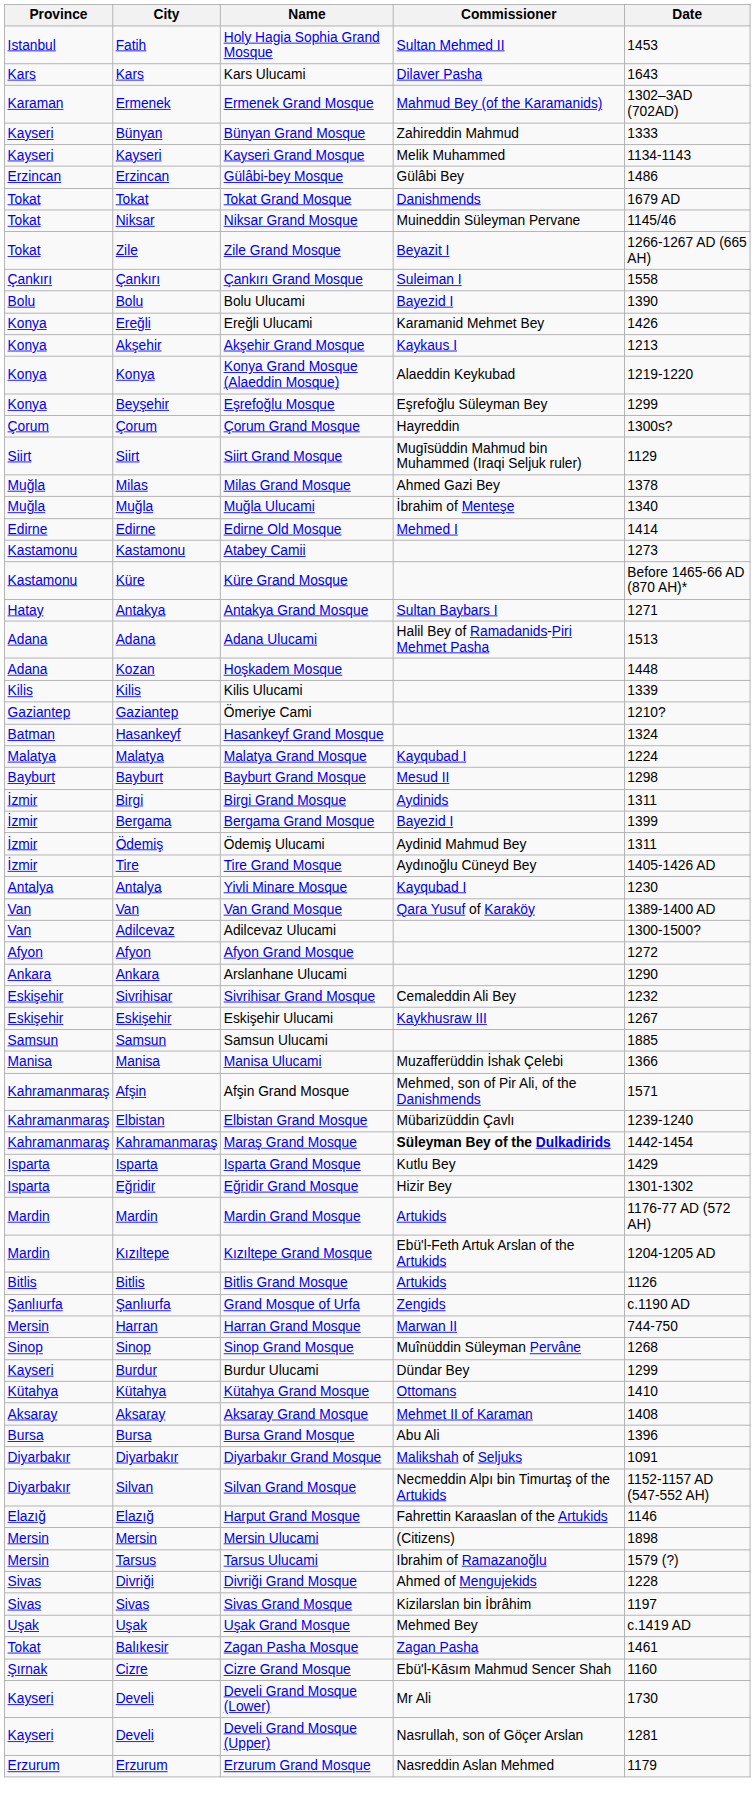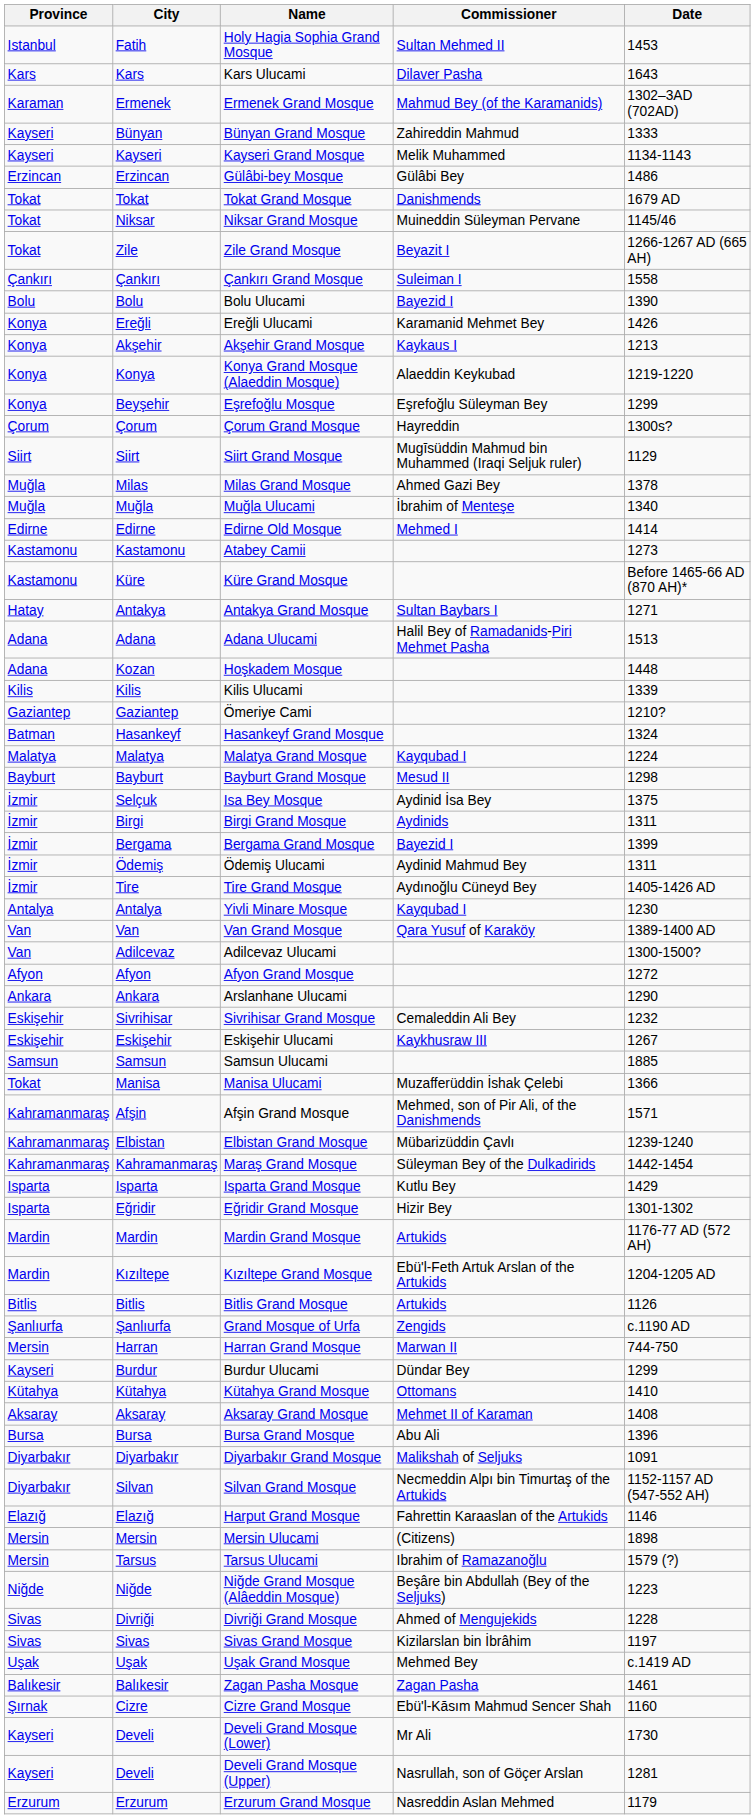+ row: (273, 800)
(30, 1062) Manisa -> (24, 1083) Tokat
(504, 1143) bold -> (496, 1164) normal
- row: (289, 1348)
+ row: (289, 1590)
(24, 1647) Tokat -> (34, 1685) Balıkesir
